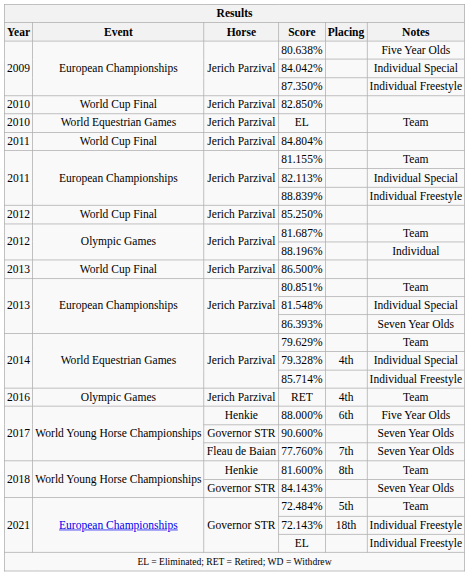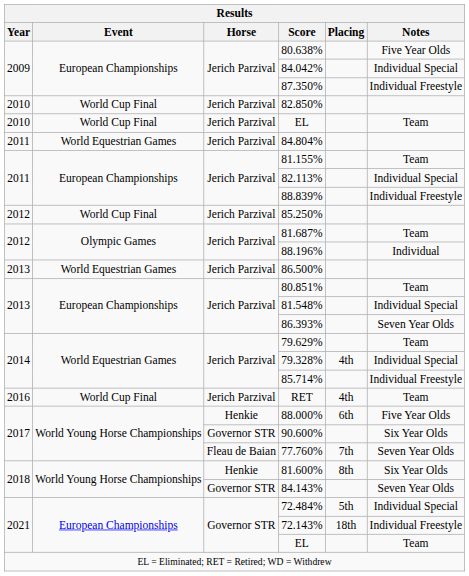(118, 123) World Equestrian Games -> (118, 123) World Cup Final
(118, 141) World Cup Final -> (118, 141) World Equestrian Games
(118, 269) World Cup Final -> (118, 269) World Equestrian Games
(118, 397) Olympic Games -> (118, 397) World Cup Final
(416, 433) Seven Year Olds -> (416, 433) Six Year Olds
(416, 470) Team -> (416, 470) Six Year Olds
(416, 506) Team -> (416, 506) Individual Special
(416, 543) Individual Freestyle -> (416, 543) Team
